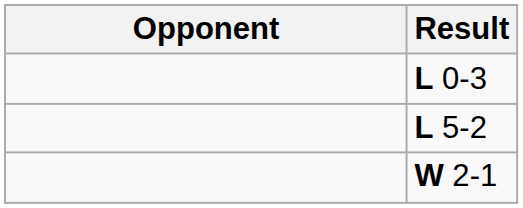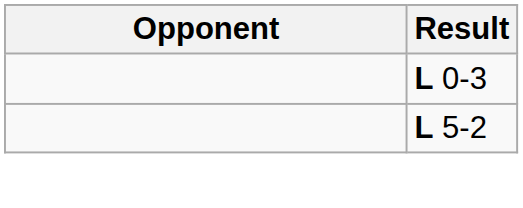- row: (456, 176)
